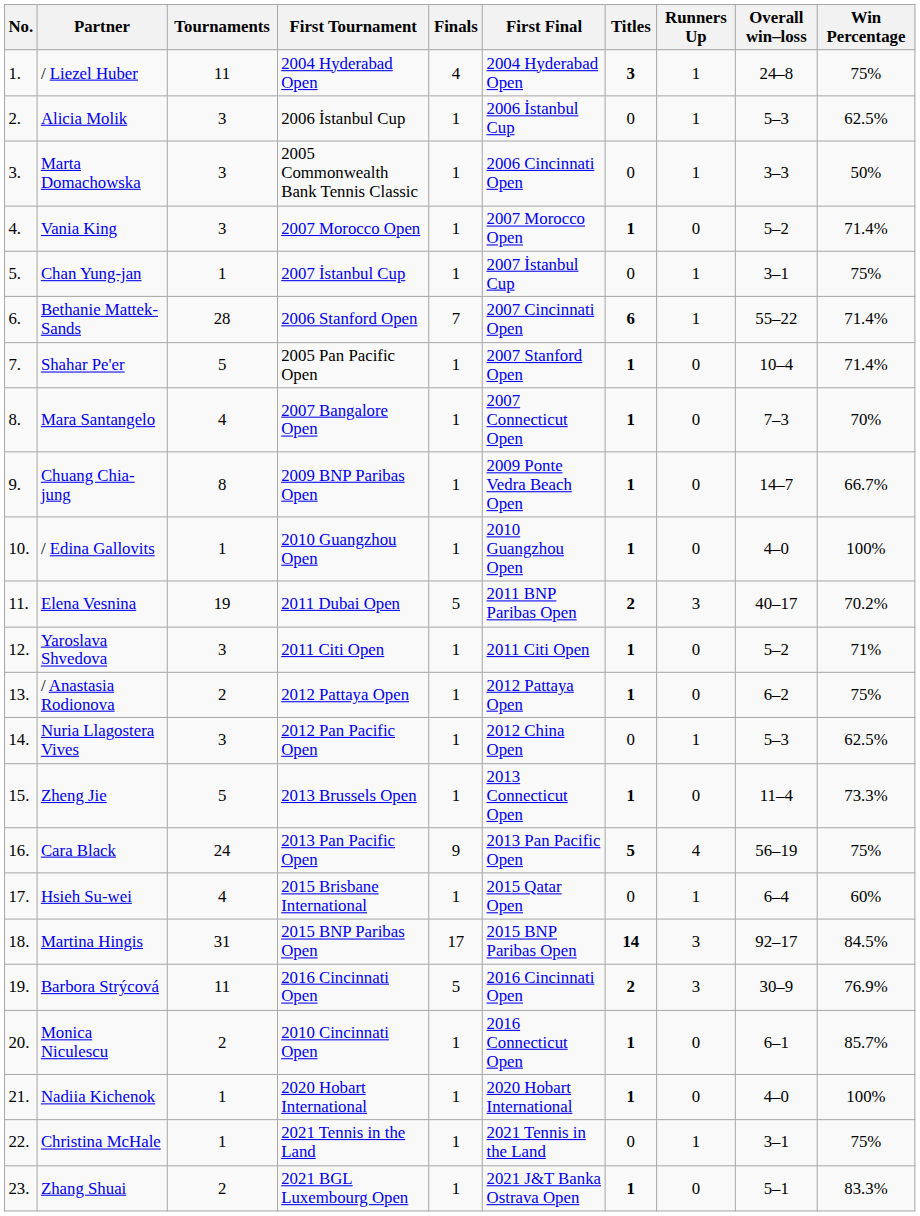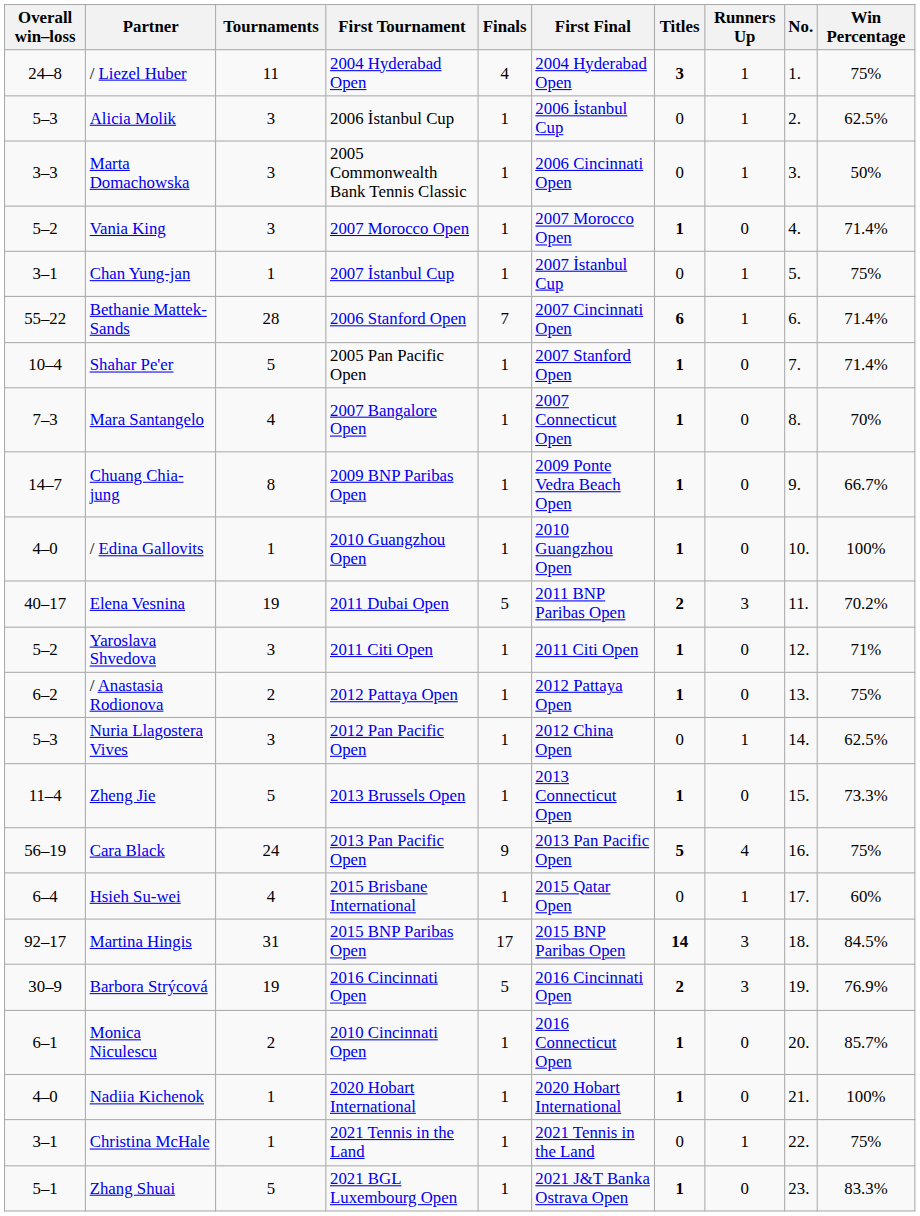columns swapped: (21, 27) <-> (776, 27)
(222, 987) 11 -> (271, 987) 19
(222, 1188) 2 -> (271, 1188) 5
